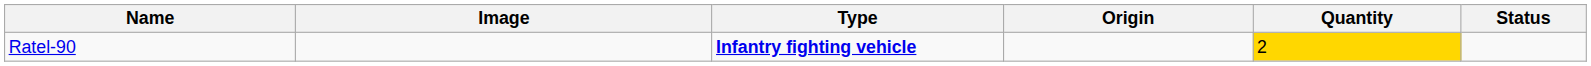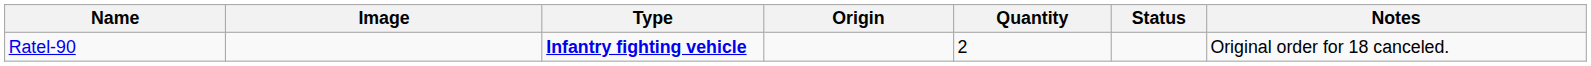+ column: (1396, 18)
(1262, 46) gold background -> (962, 46) no background
